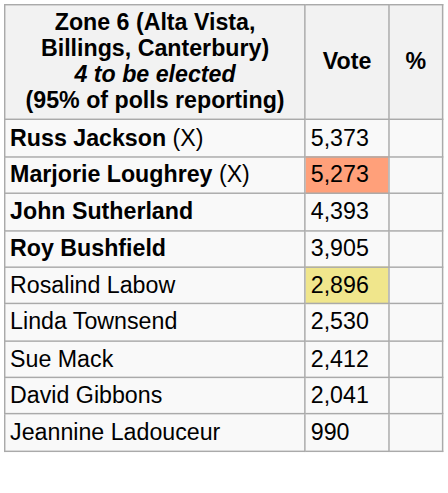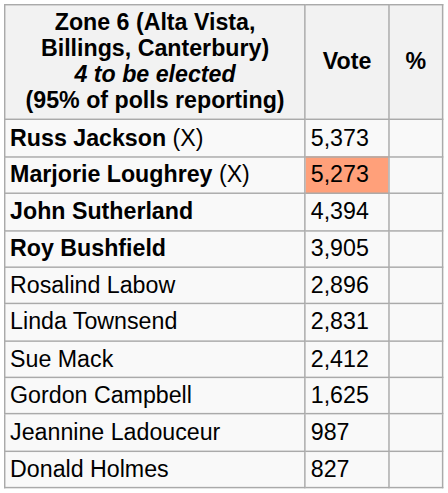(340, 211) 4,393 -> (340, 211) 4,394
(340, 285) khaki background -> (340, 285) no background
(340, 321) 2,530 -> (340, 321) 2,831
- row: (86, 395)
+ row: (101, 395)
(330, 432) 990 -> (330, 432) 987
+ row: (89, 469)
